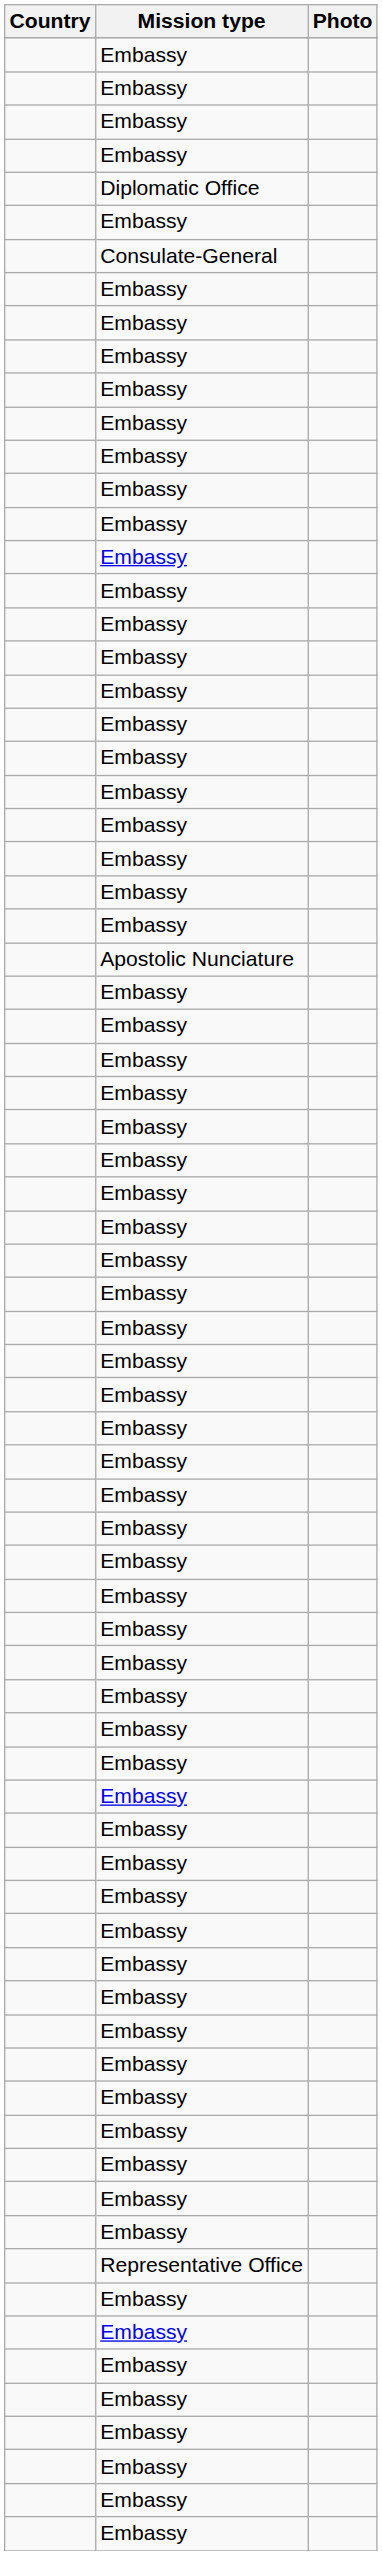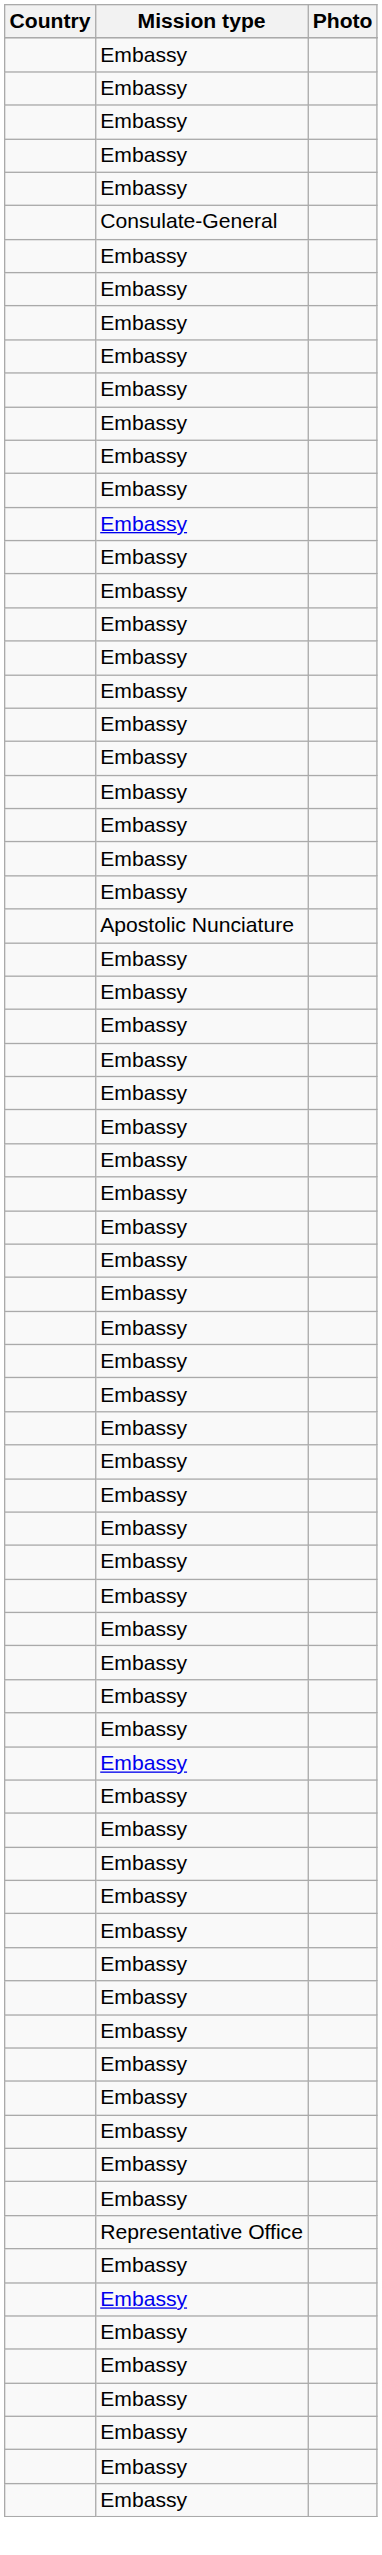- row: (50, 189)
